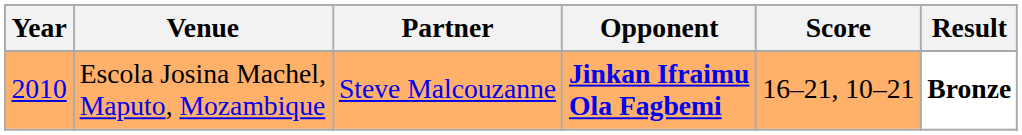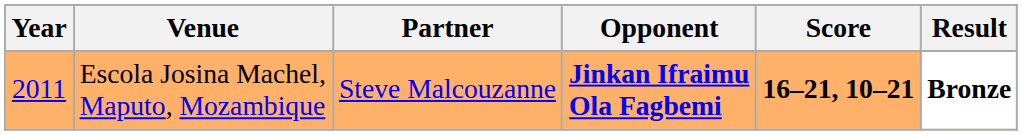(39, 89) 2010 -> (39, 89) 2011
(838, 89) normal -> (838, 89) bold
